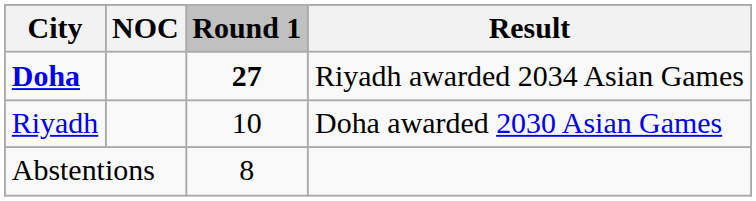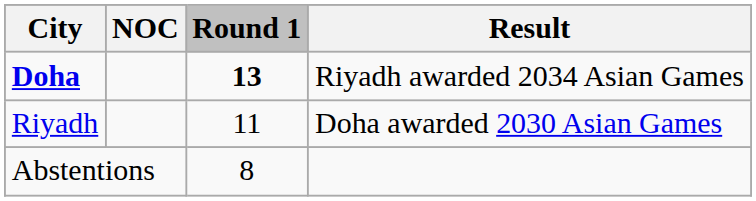(247, 75) 27 -> (247, 75) 13
(247, 123) 10 -> (247, 123) 11
